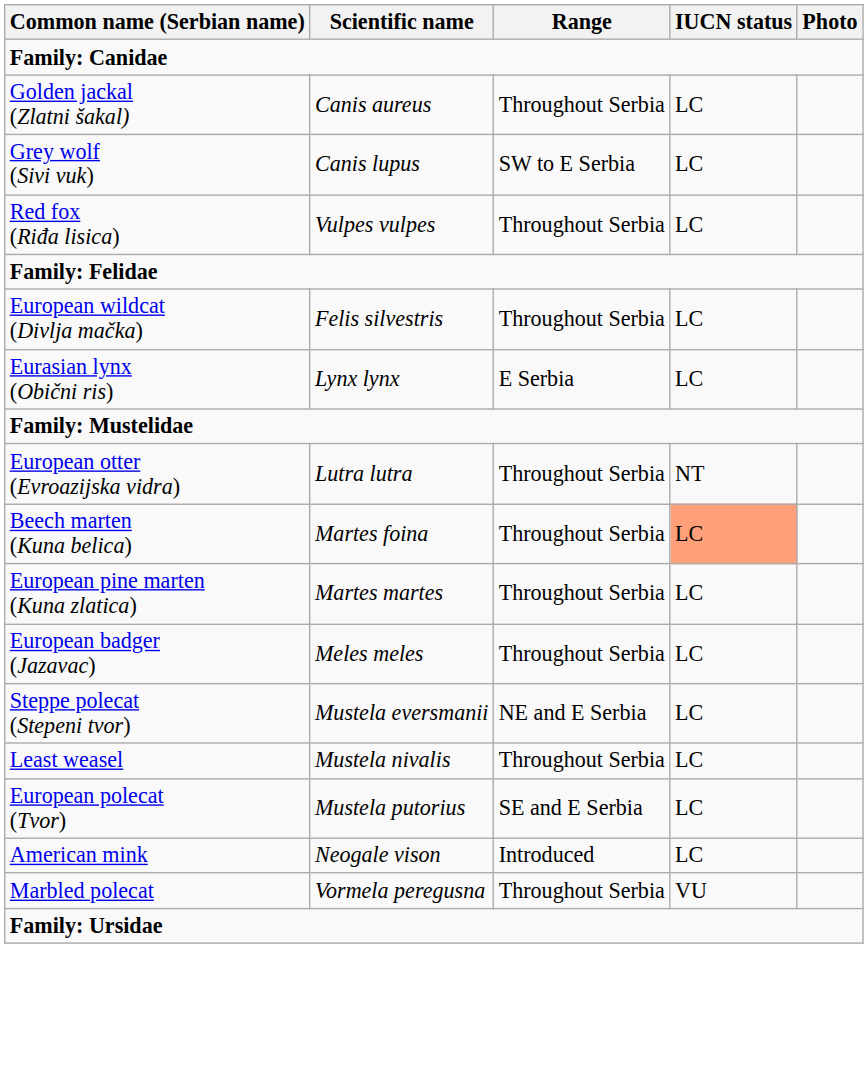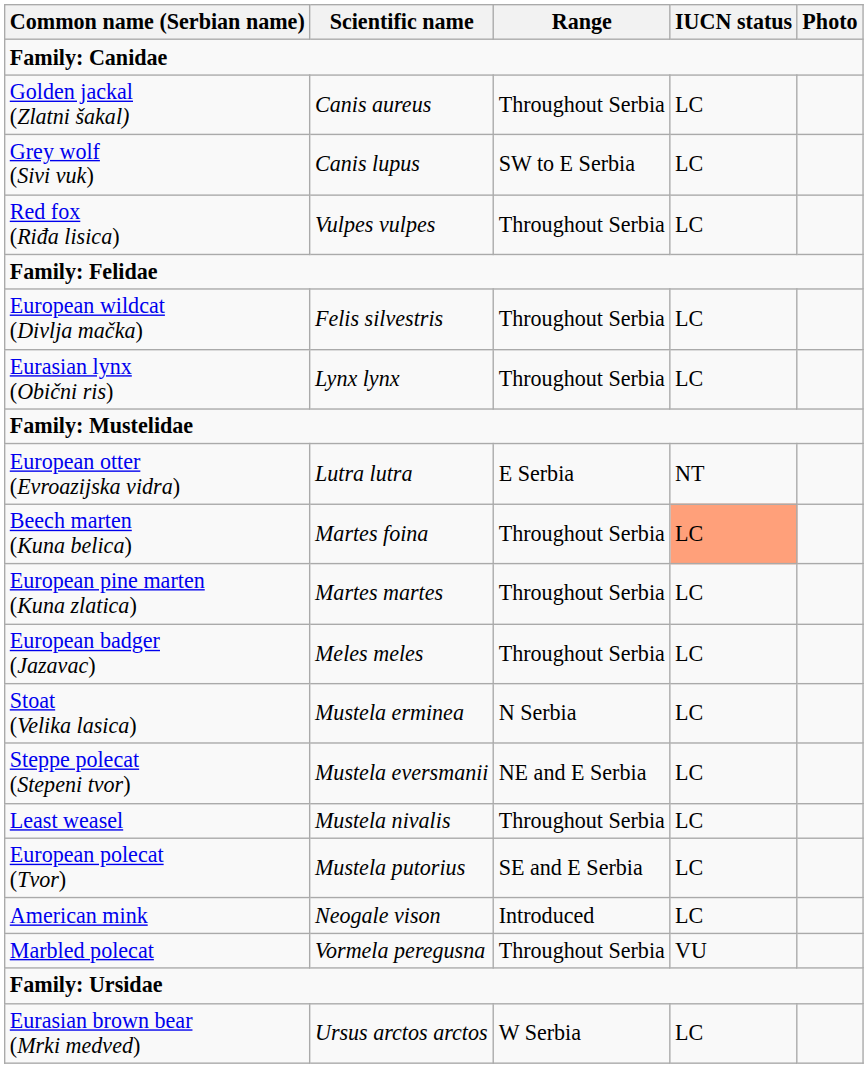(536, 378) E Serbia -> (582, 378) Throughout Serbia
(582, 473) Throughout Serbia -> (536, 473) E Serbia
+ row: (73, 713)
+ row: (101, 1032)
